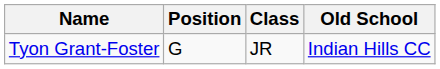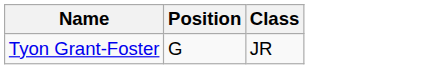- column: (369, 19)
